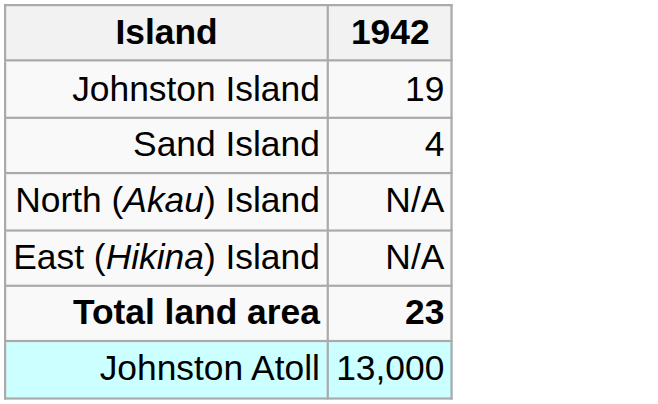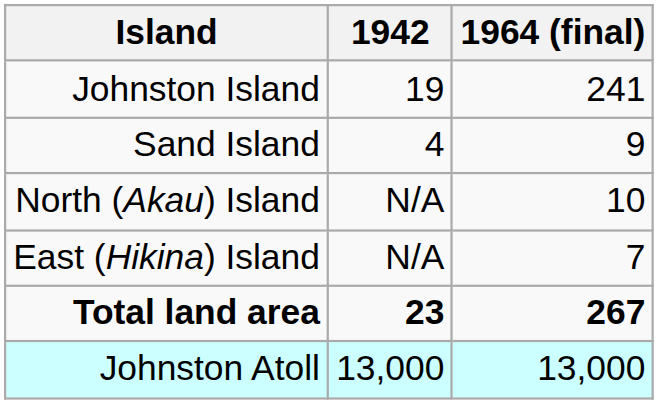+ column: (553, 32)
